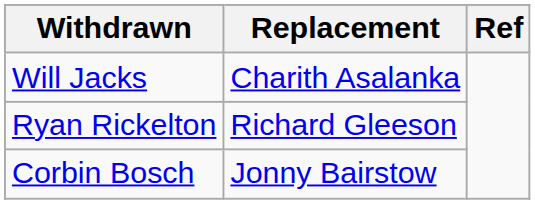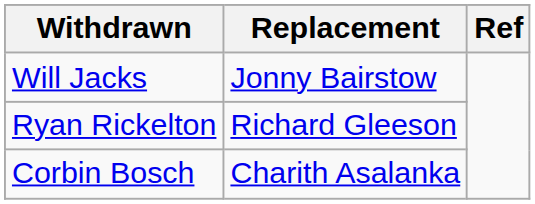(345, 76) Charith Asalanka -> (334, 76) Jonny Bairstow
(334, 173) Jonny Bairstow -> (345, 173) Charith Asalanka
